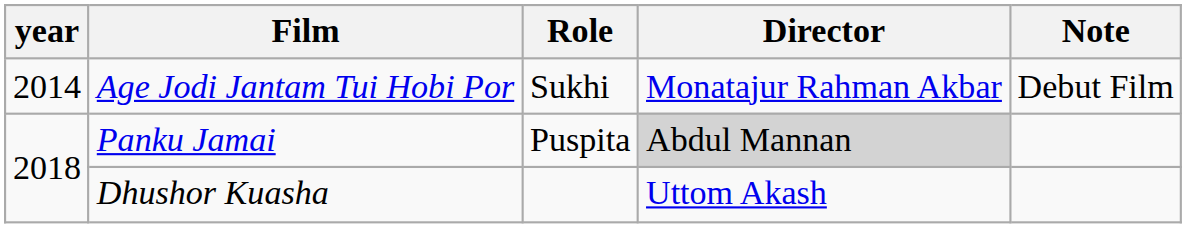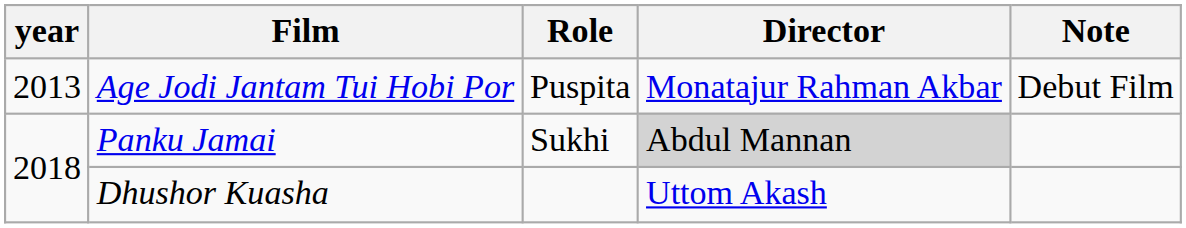(47, 85) 2014 -> (47, 85) 2013
(570, 85) Sukhi -> (580, 85) Puspita
(580, 139) Puspita -> (570, 139) Sukhi
